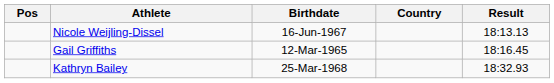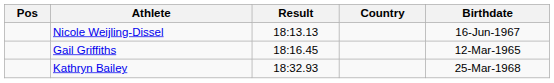columns swapped: (314, 13) <-> (506, 13)
